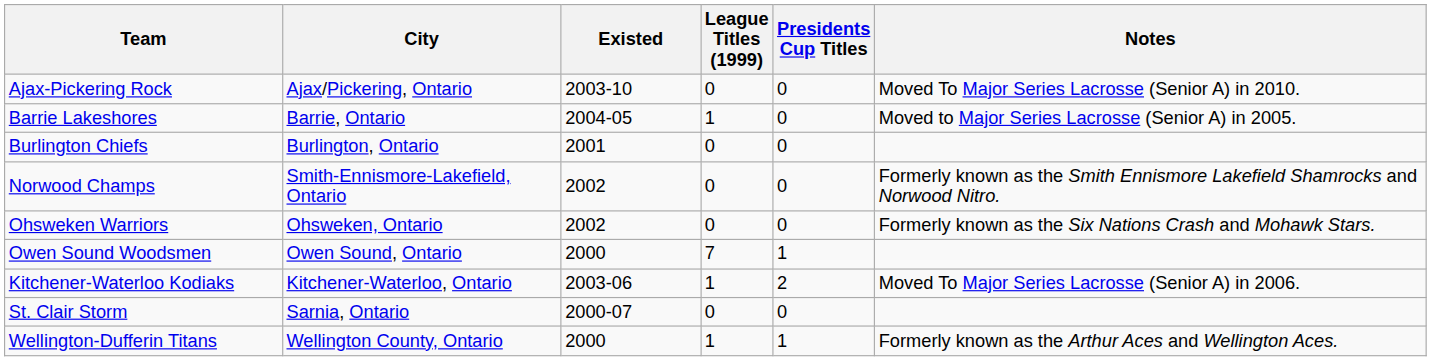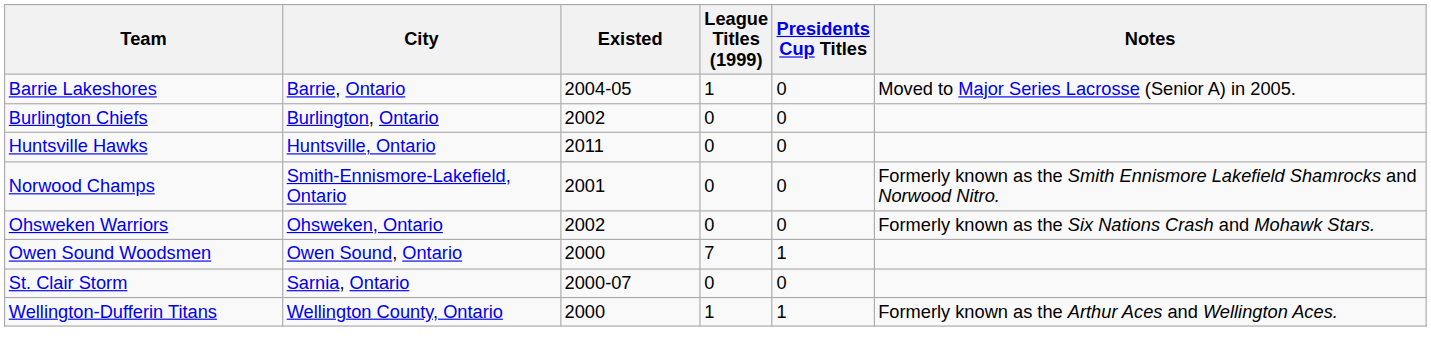- row: (90, 88)
(585, 146) 2001 -> (585, 117) 2002
+ row: (78, 146)
(585, 185) 2002 -> (585, 185) 2001
- row: (121, 283)
